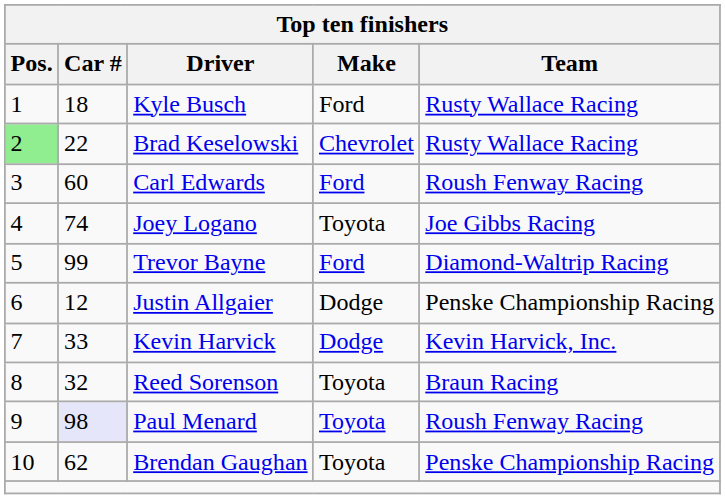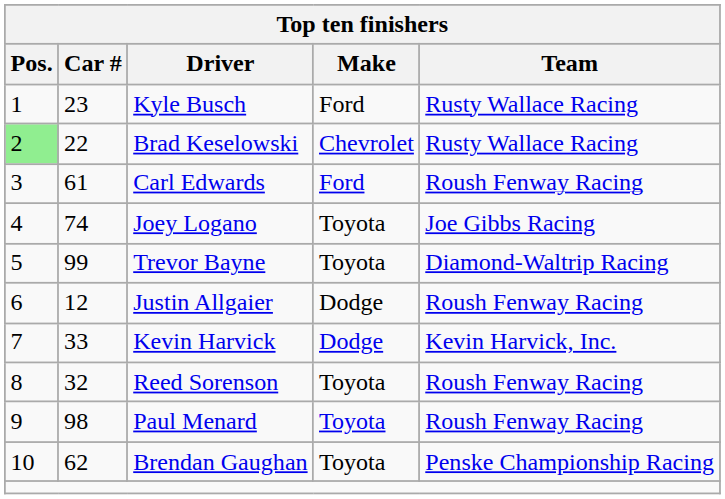(76, 103) 18 -> (76, 103) 23
(76, 182) 60 -> (76, 182) 61
(342, 262) Ford -> (352, 262) Toyota
(570, 301) Penske Championship Racing -> (534, 301) Roush Fenway Racing
(492, 381) Braun Racing -> (534, 381) Roush Fenway Racing
(76, 421) lavender background -> (76, 421) no background
